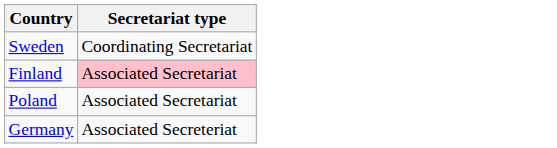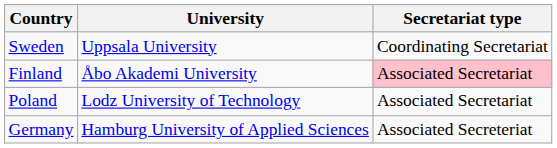+ column: (225, 18)
